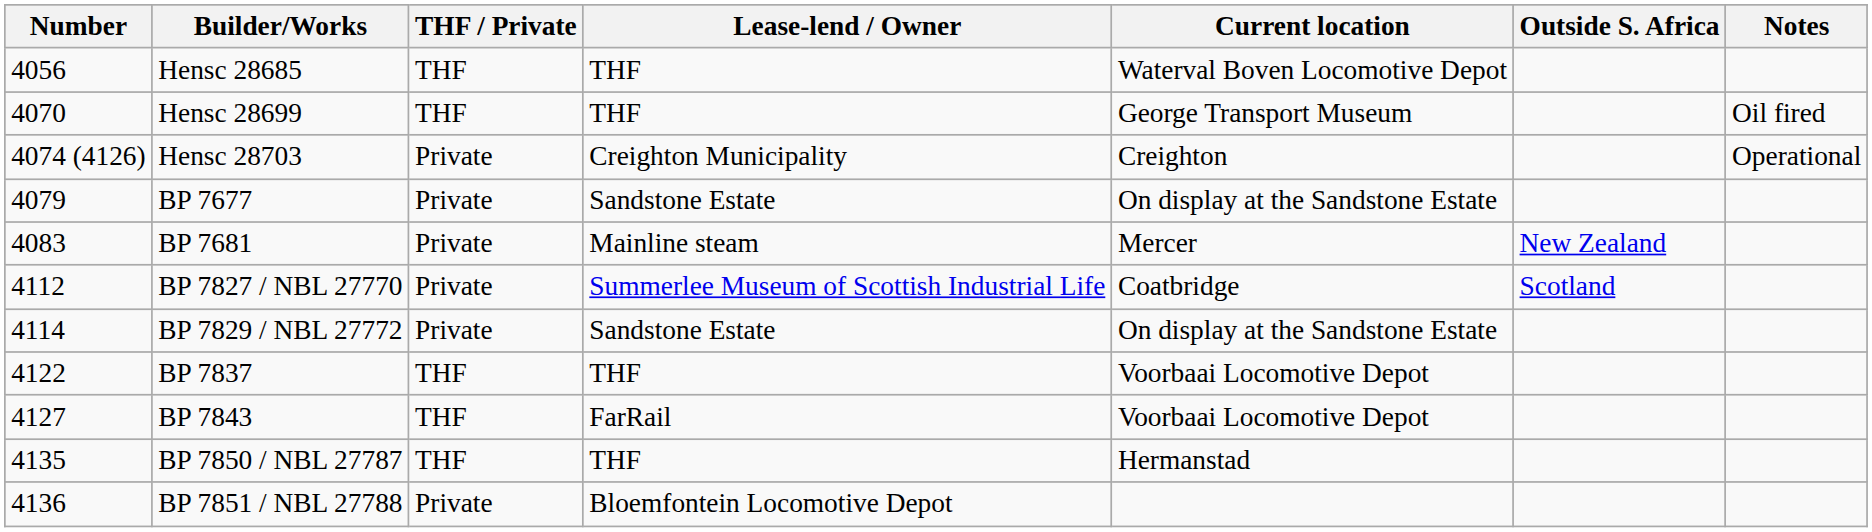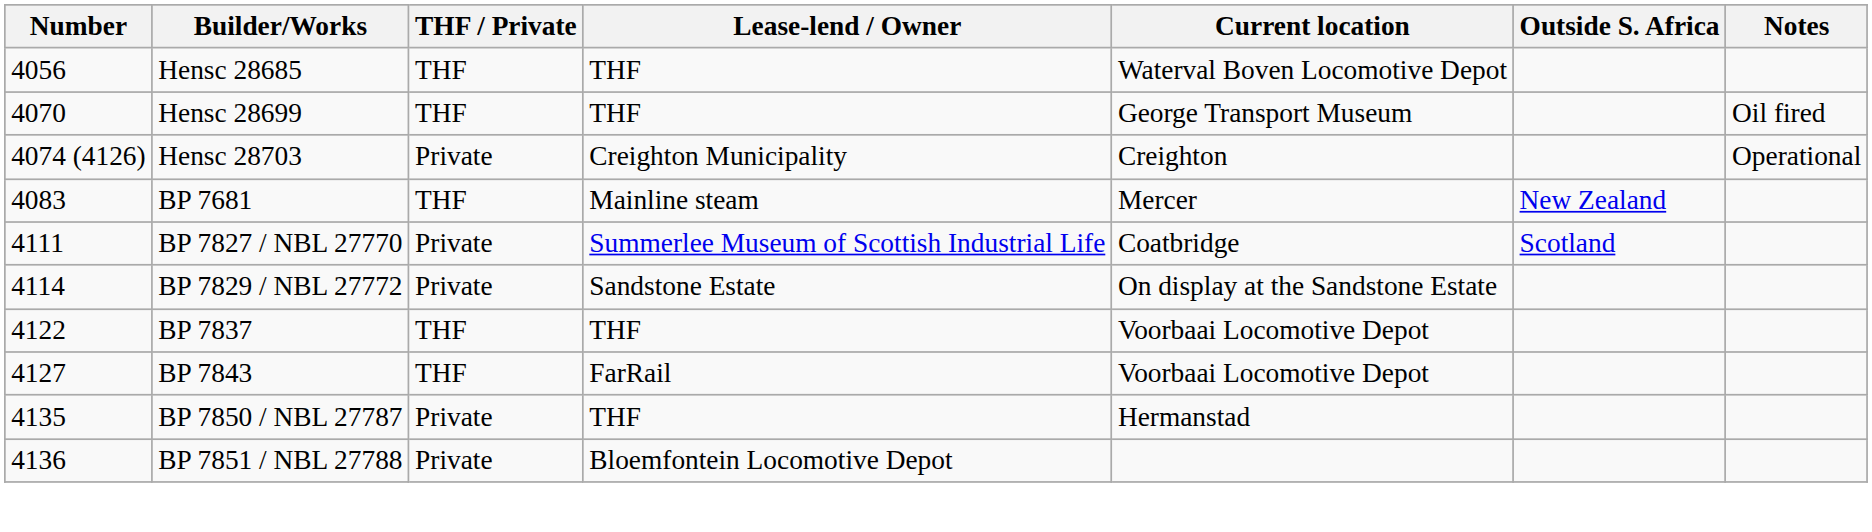- row: (205, 199)
(454, 243) Private -> (441, 199) THF
(38, 286) 4112 -> (38, 243) 4111
(441, 460) THF -> (454, 416) Private
